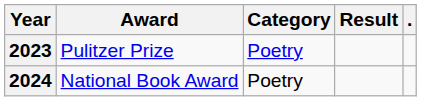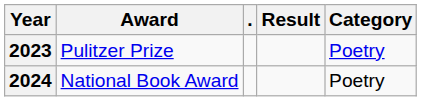columns swapped: (289, 19) <-> (410, 19)
